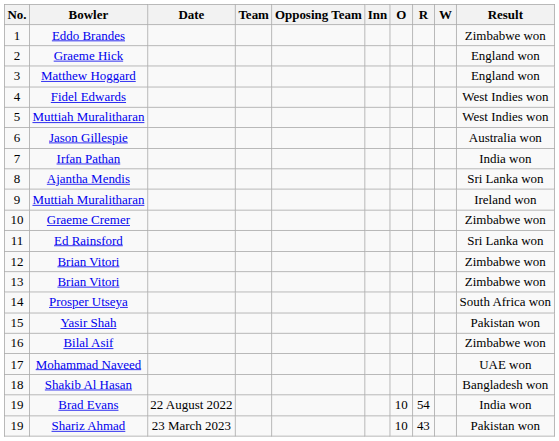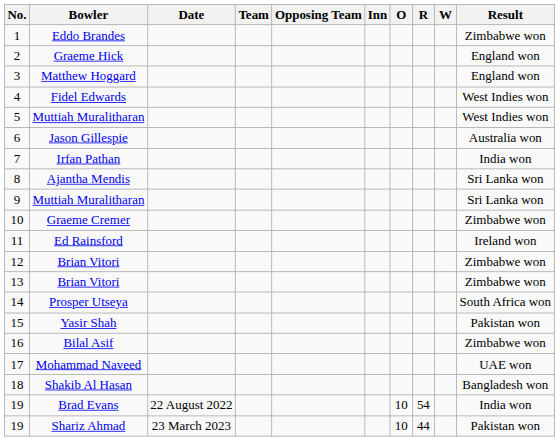(505, 199) Ireland won -> (505, 199) Sri Lanka won
(505, 240) Sri Lanka won -> (505, 240) Ireland won
(423, 425) 43 -> (423, 425) 44
